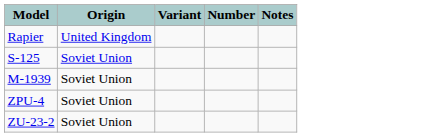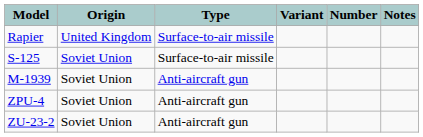+ column: (216, 15)
